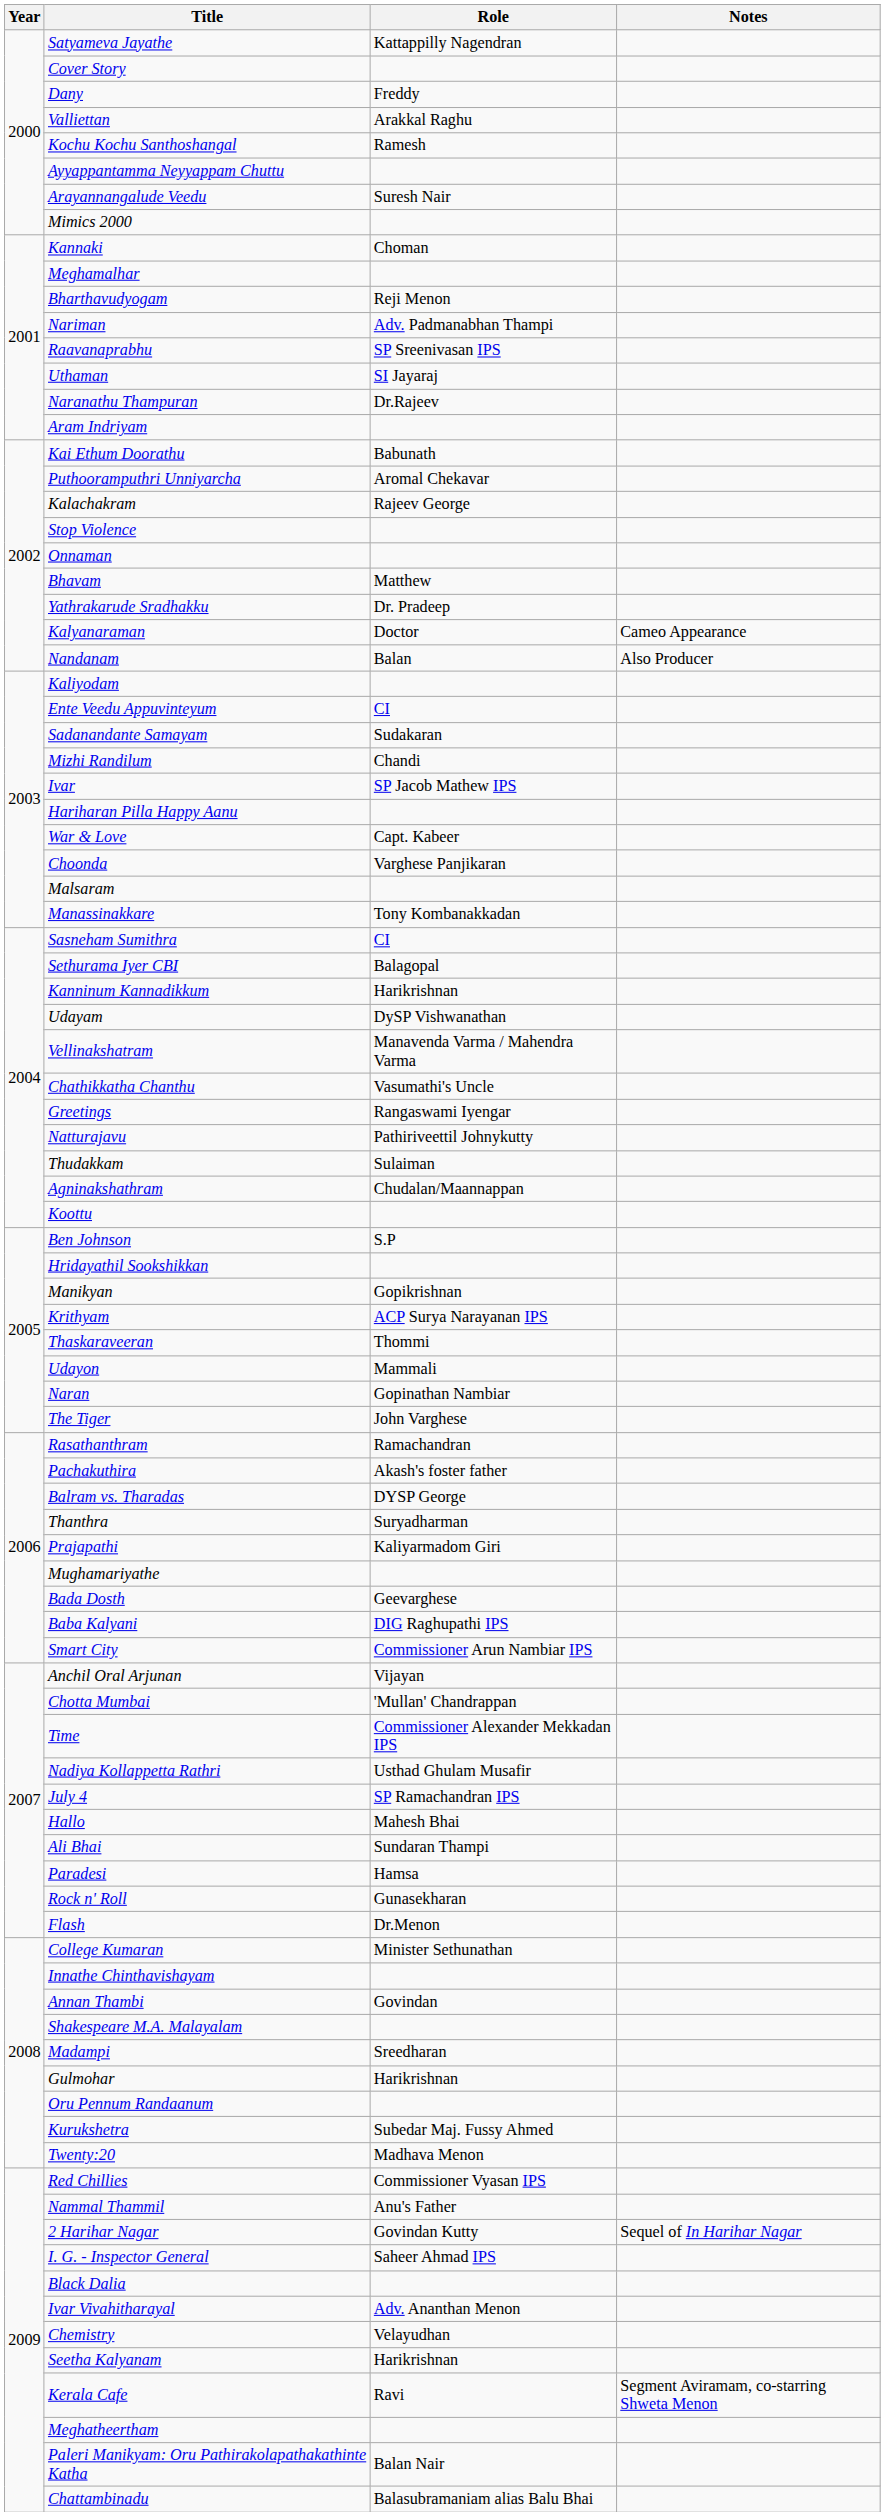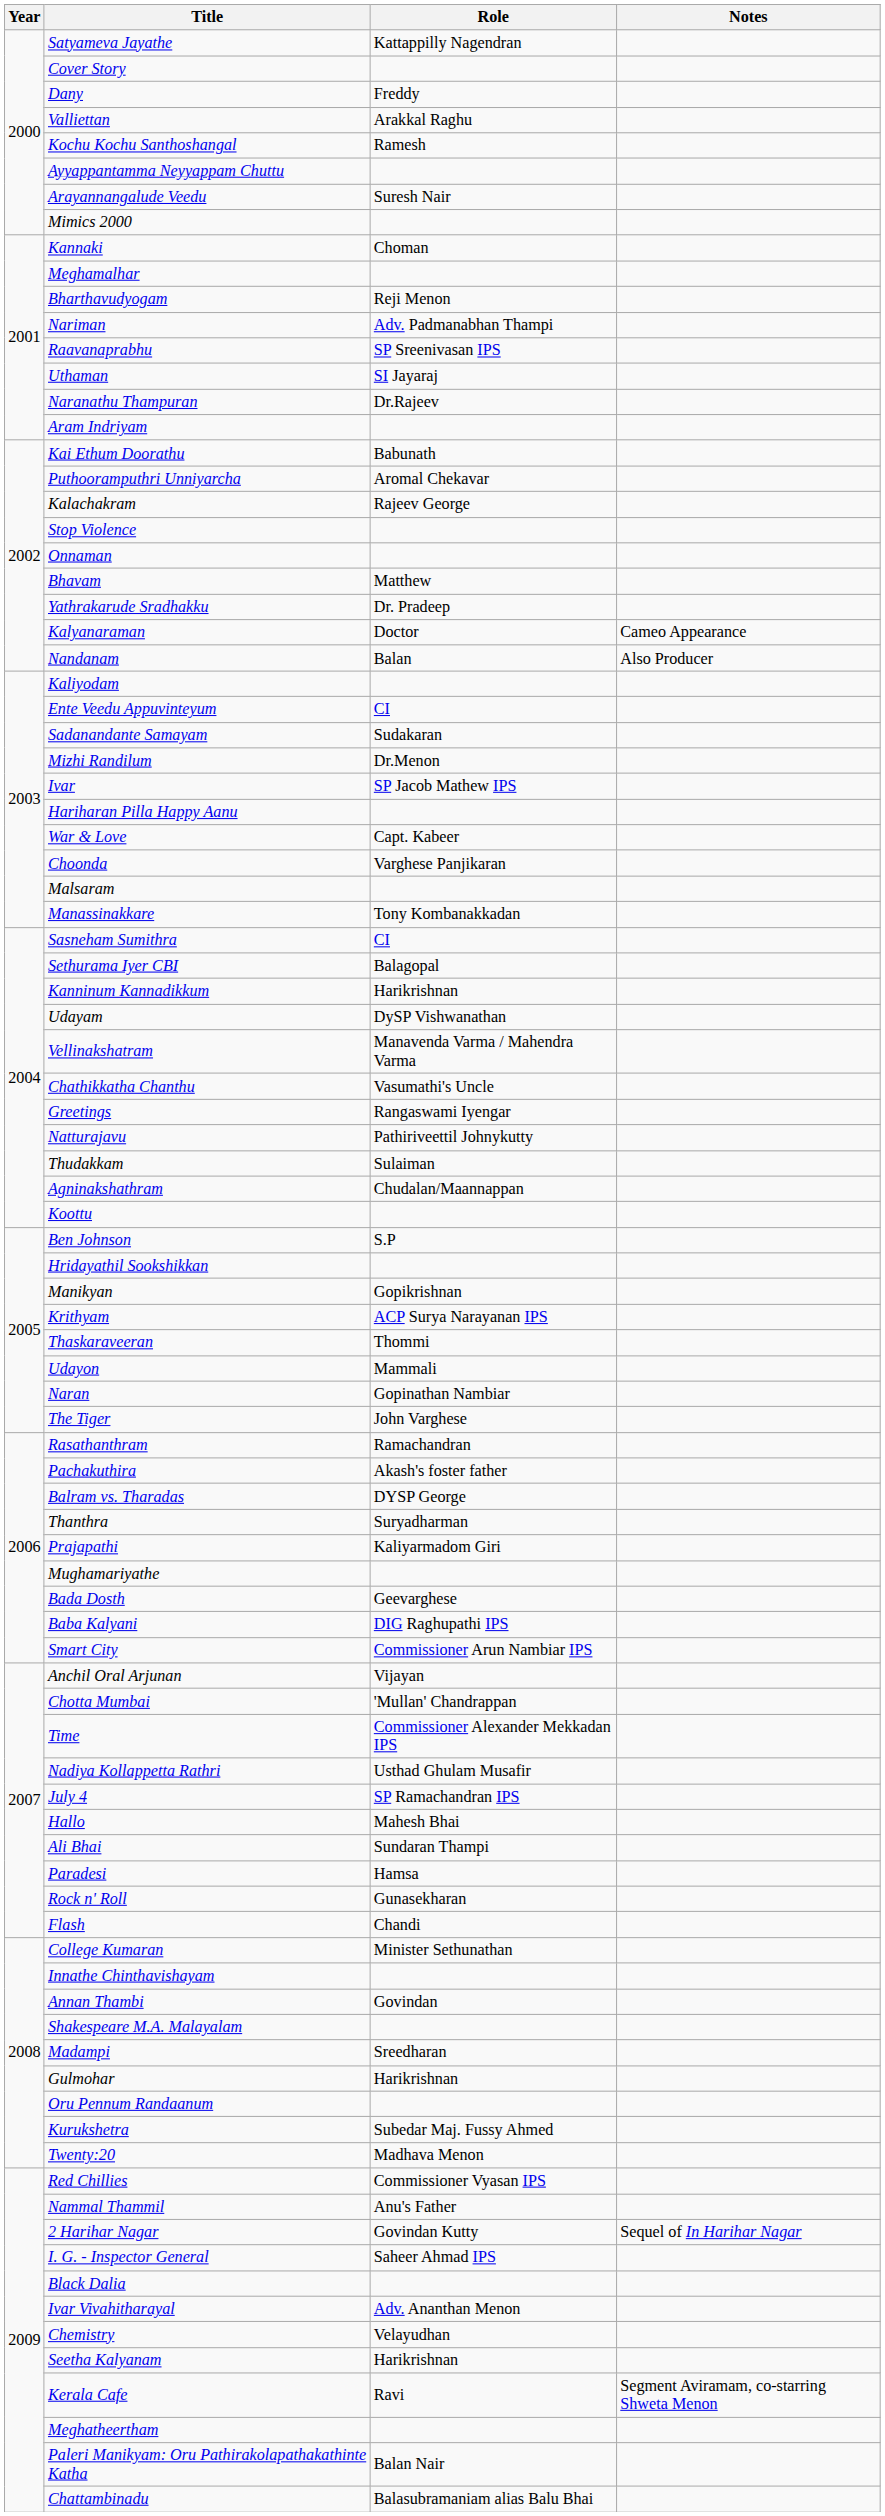(397, 760) Chandi -> (407, 760) Dr.Menon
(407, 1924) Dr.Menon -> (397, 1924) Chandi
